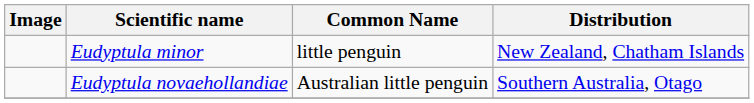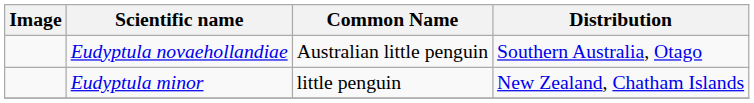rows swapped: (137, 51) <-> (179, 82)
